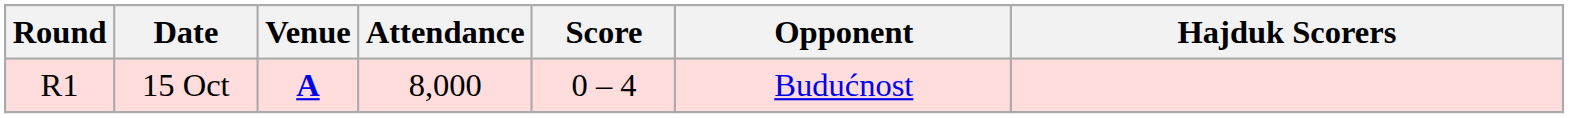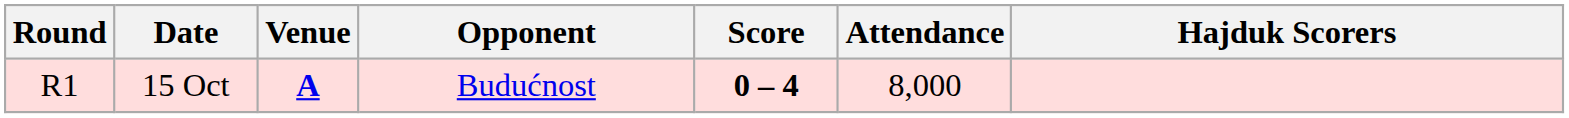columns swapped: (844, 31) <-> (445, 31)
(604, 85) normal -> (766, 85) bold
